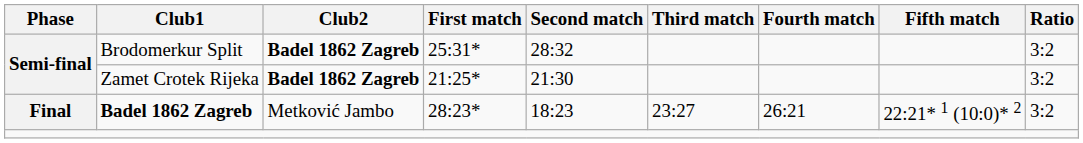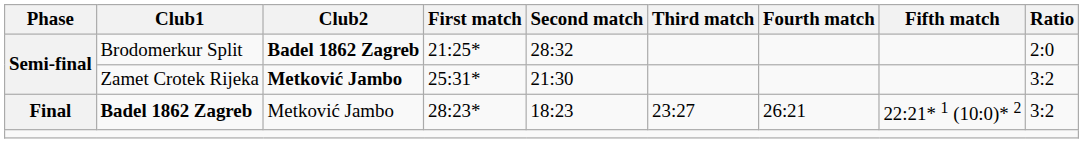(454, 49) 25:31* -> (454, 49) 21:25*
(1042, 49) 3:2 -> (1042, 49) 2:0
(343, 79) Badel 1862 Zagreb -> (335, 79) Metković Jambo
(454, 79) 21:25* -> (454, 79) 25:31*
